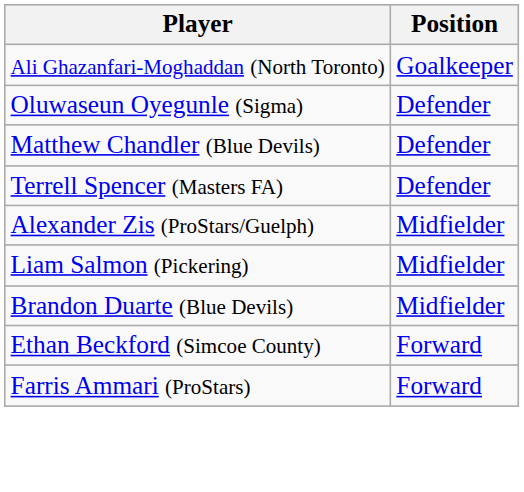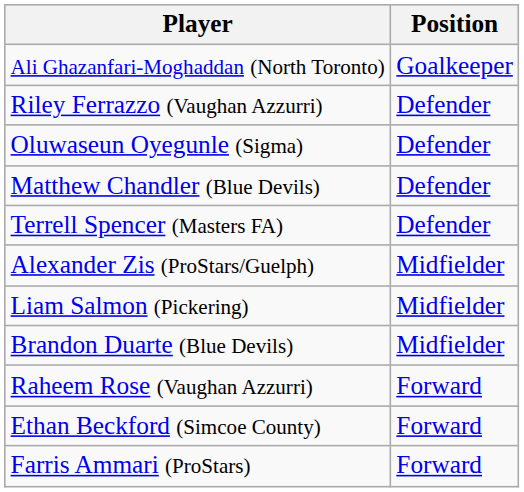+ row: (167, 104)
+ row: (162, 385)
